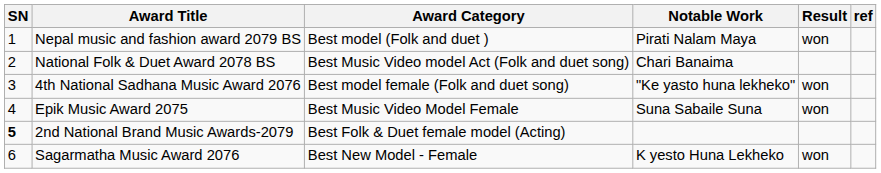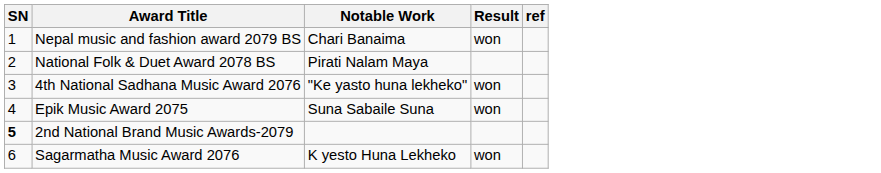- column: (468, 16)
(696, 39) Pirati Nalam Maya -> (356, 39) Chari Banaima
(685, 62) Chari Banaima -> (368, 62) Pirati Nalam Maya
